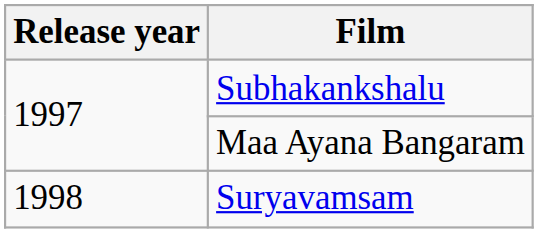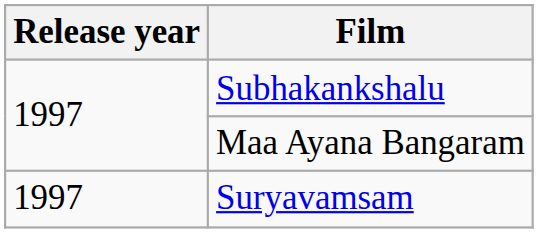(48, 198) 1998 -> (48, 198) 1997
